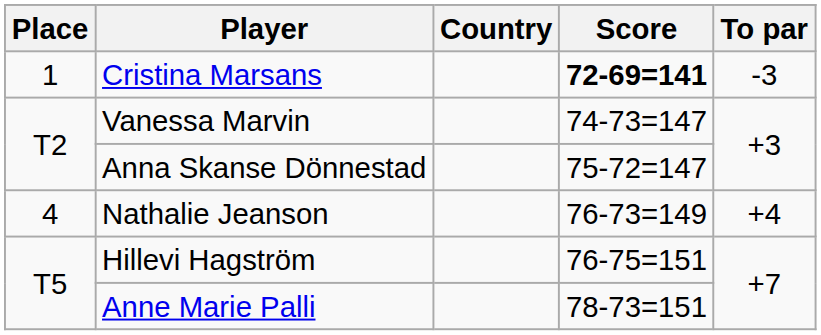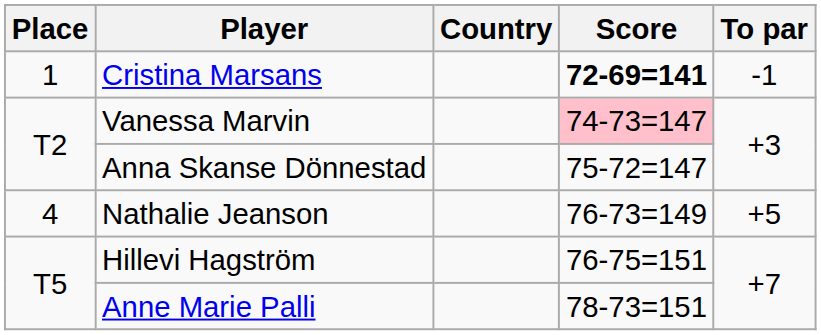(764, 75) -3 -> (764, 75) -1
(636, 121) no background -> (636, 121) pink background
(764, 214) +4 -> (764, 214) +5
